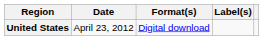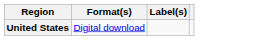- column: (104, 12)
